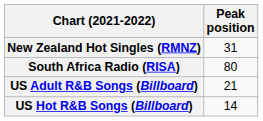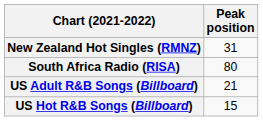(231, 106) 14 -> (231, 106) 15
